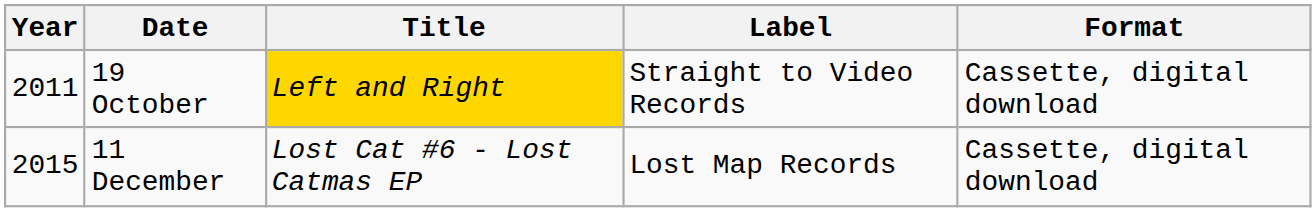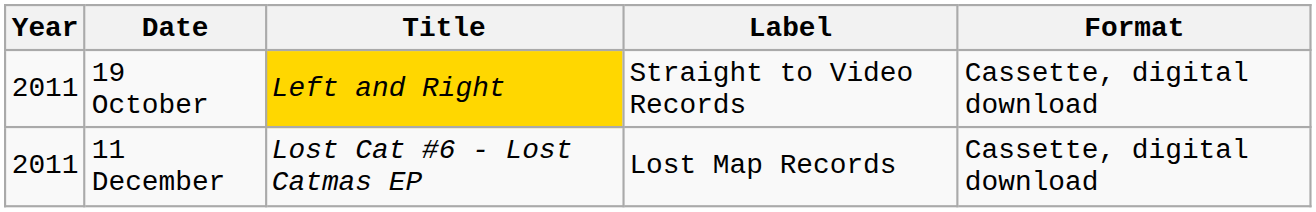(45, 167) 2015 -> (45, 167) 2011
